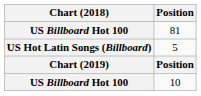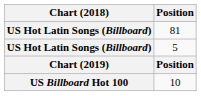(79, 30) US Billboard Hot 100 -> (79, 30) US Hot Latin Songs (Billboard)
